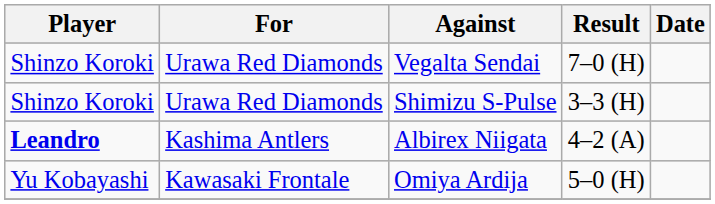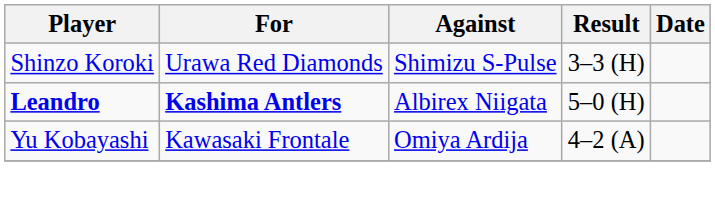- row: (467, 62)
(247, 140) normal -> (253, 101) bold
(606, 140) 4–2 (A) -> (606, 101) 5–0 (H)
(606, 179) 5–0 (H) -> (606, 140) 4–2 (A)
